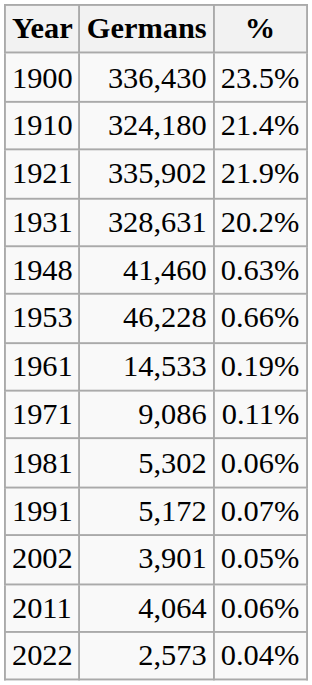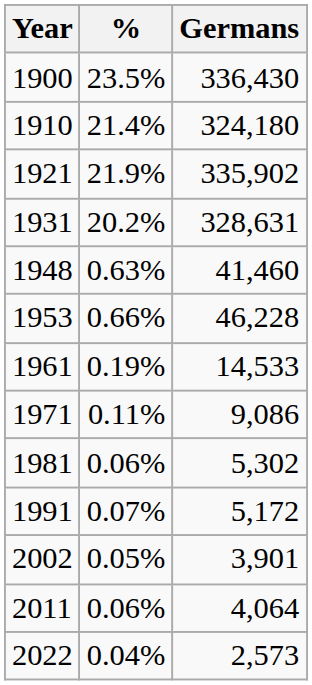columns swapped: (147, 28) <-> (260, 28)
